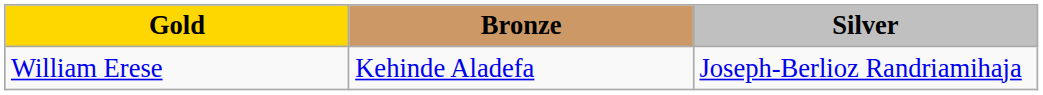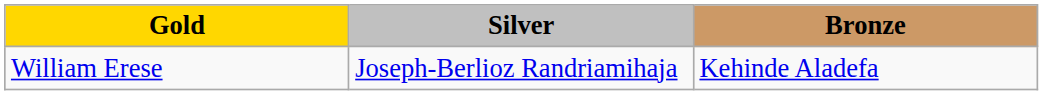columns swapped: (865, 25) <-> (521, 25)
